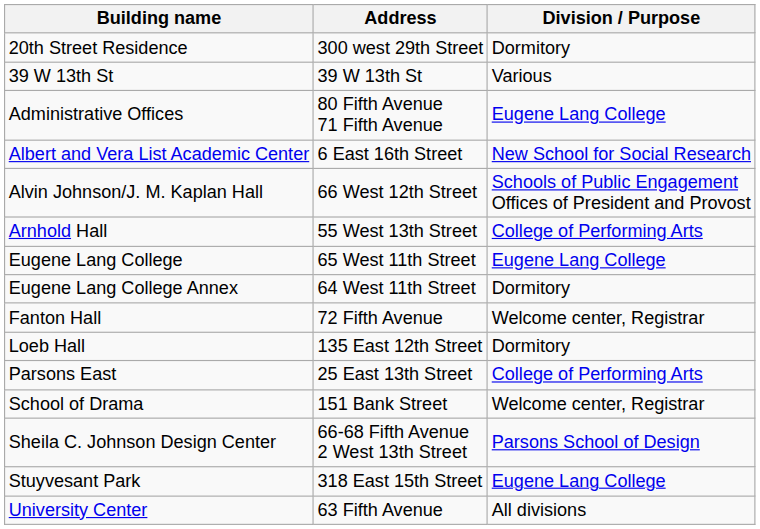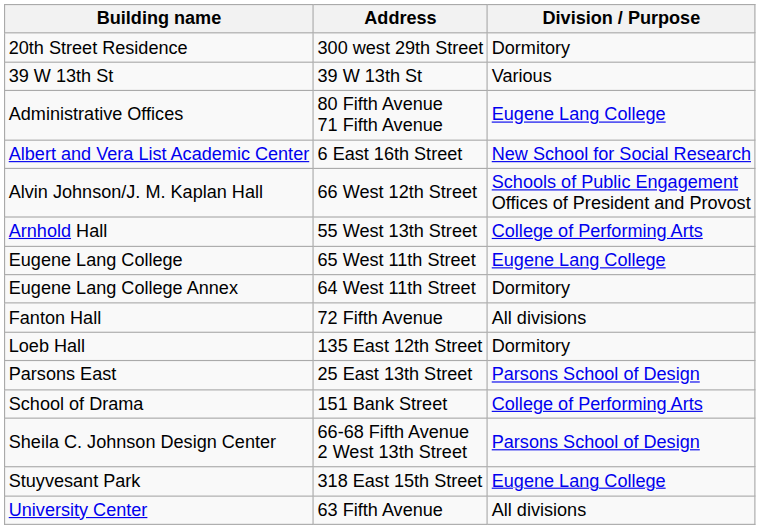(598, 317) Welcome center, Registrar -> (539, 317) All divisions
(597, 374) College of Performing Arts -> (596, 374) Parsons School of Design
(598, 403) Welcome center, Registrar -> (597, 403) College of Performing Arts
